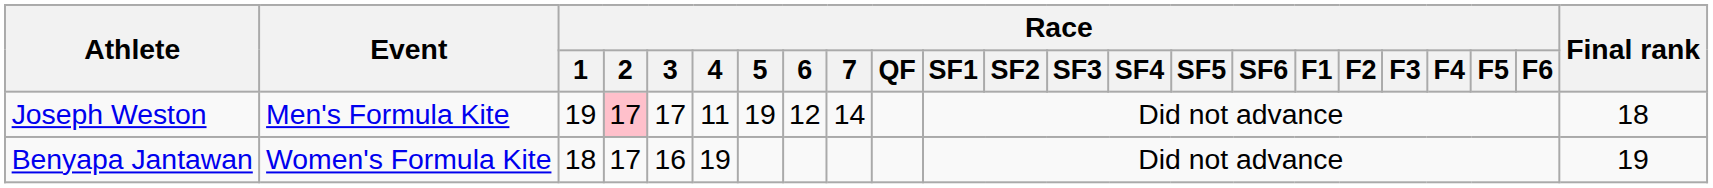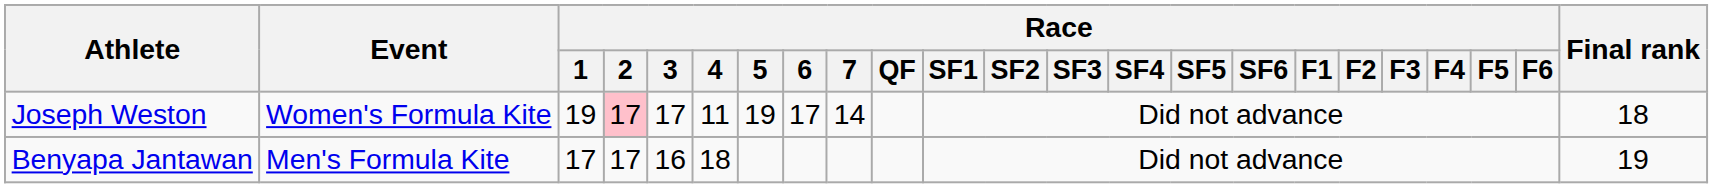(388, 115) Men's Formula Kite -> (409, 115) Women's Formula Kite
(805, 115) 12 -> (805, 115) 17
(409, 160) Women's Formula Kite -> (388, 160) Men's Formula Kite
(581, 160) 18 -> (581, 160) 17
(715, 160) 19 -> (715, 160) 18
